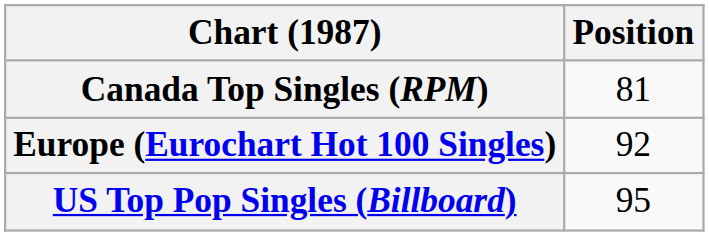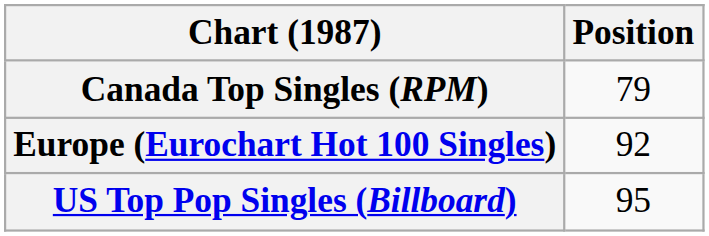(633, 88) 81 -> (633, 88) 79
